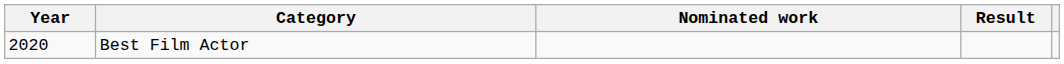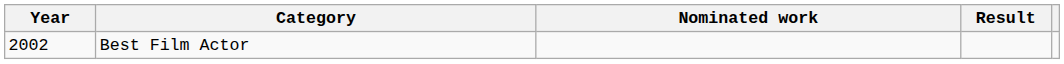(29, 45) 2020 -> (29, 45) 2002
